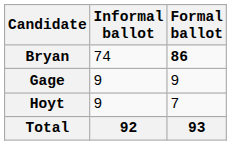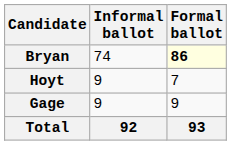(179, 57) no background -> (179, 57) lightyellow background
rows swapped: (47, 81) <-> (47, 104)
